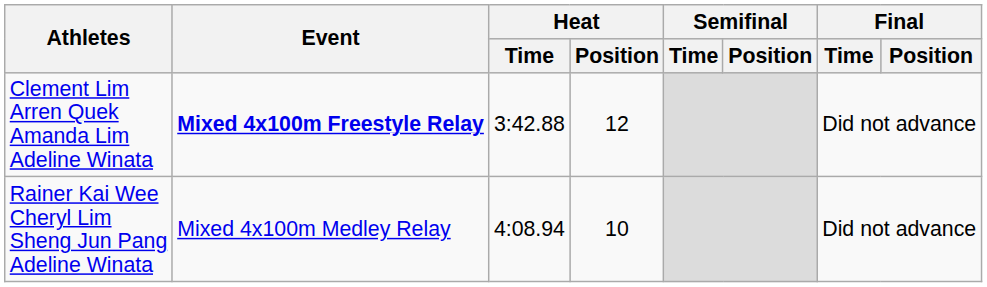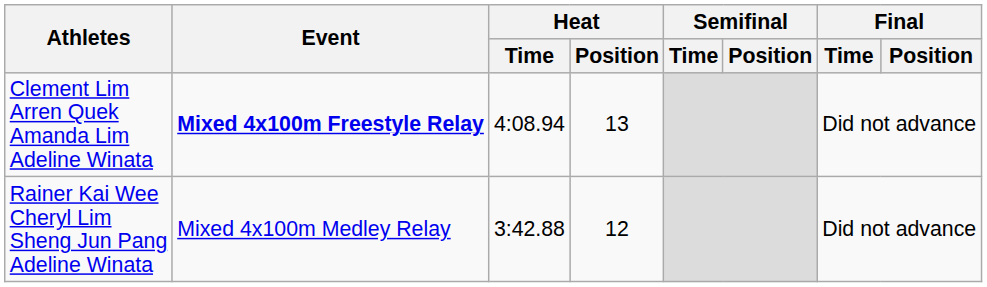(529, 125) 3:42.88 -> (529, 125) 4:08.94
(617, 125) 12 -> (617, 125) 13
(529, 230) 4:08.94 -> (529, 230) 3:42.88
(617, 230) 10 -> (617, 230) 12
